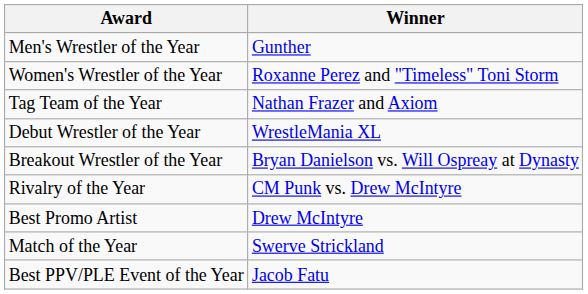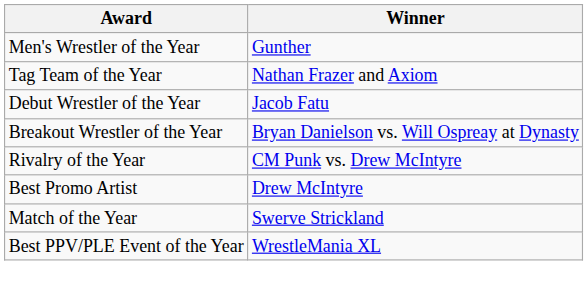- row: (115, 75)
(316, 132) WrestleMania XL -> (290, 103) Jacob Fatu
(290, 274) Jacob Fatu -> (316, 246) WrestleMania XL
